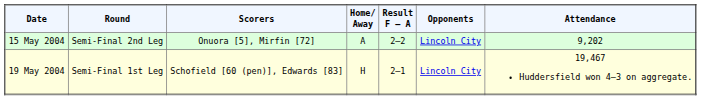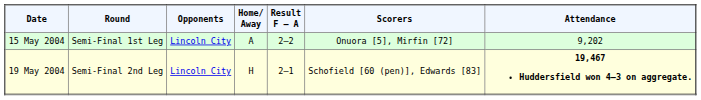columns swapped: (451, 19) <-> (257, 19)
(117, 41) Semi-Final 2nd Leg -> (117, 41) Semi-Final 1st Leg
(117, 72) Semi-Final 1st Leg -> (117, 72) Semi-Final 2nd Leg
(590, 68) normal -> (590, 68) bold
